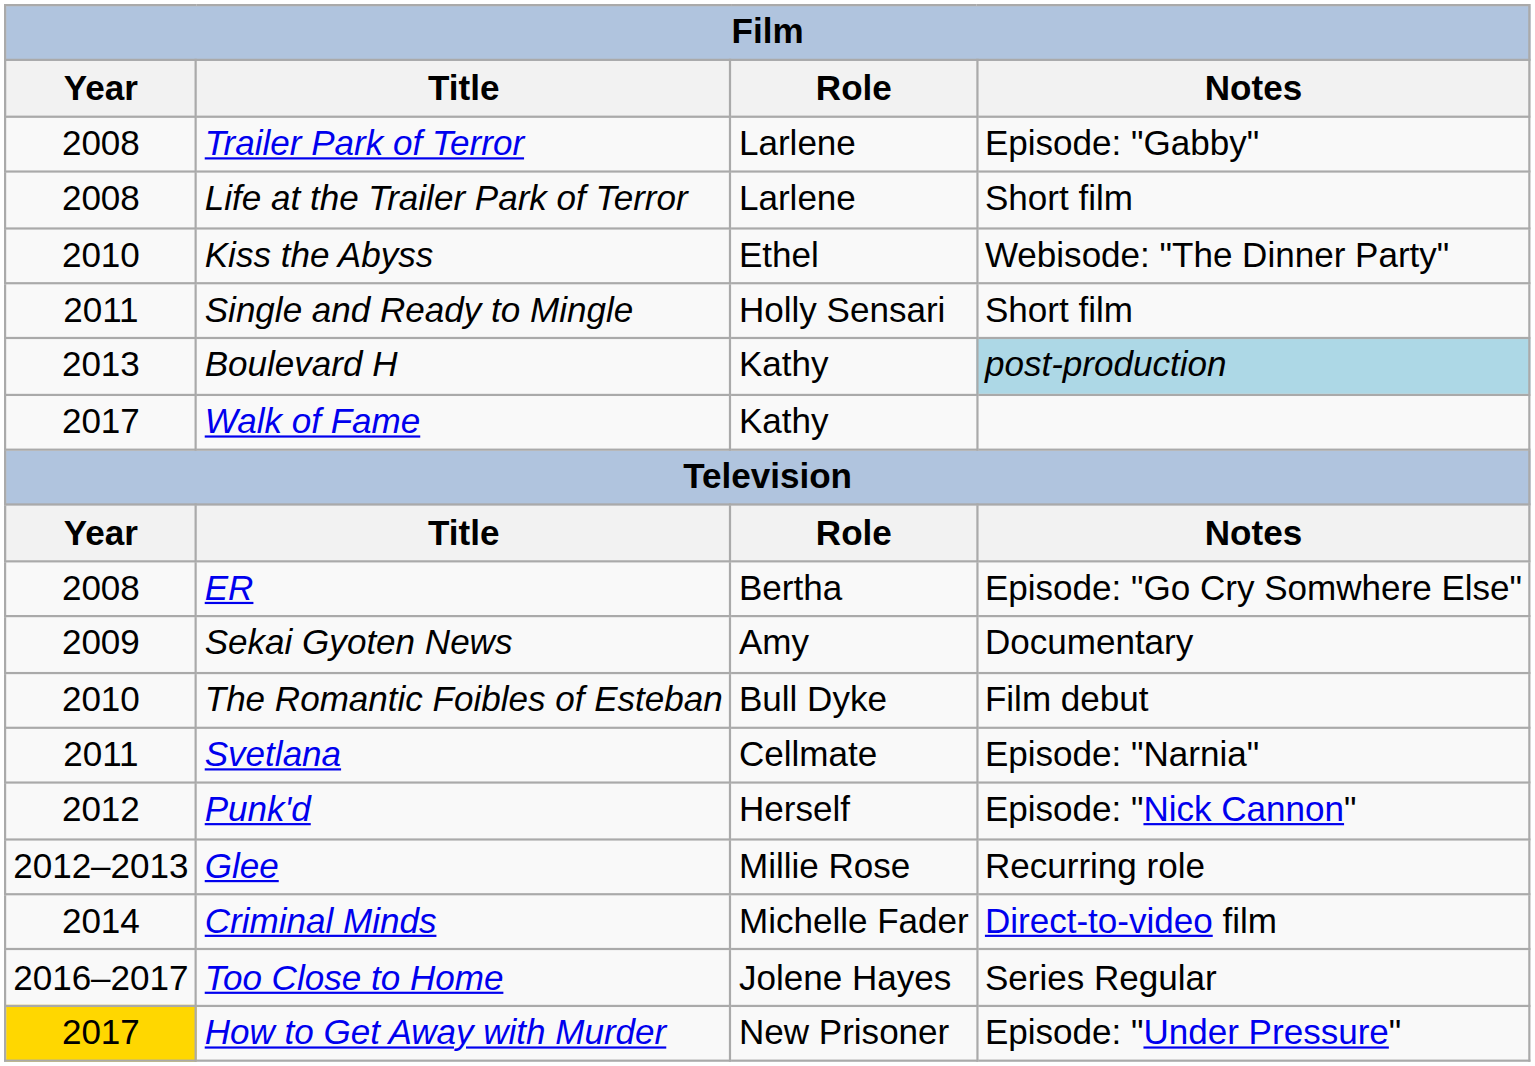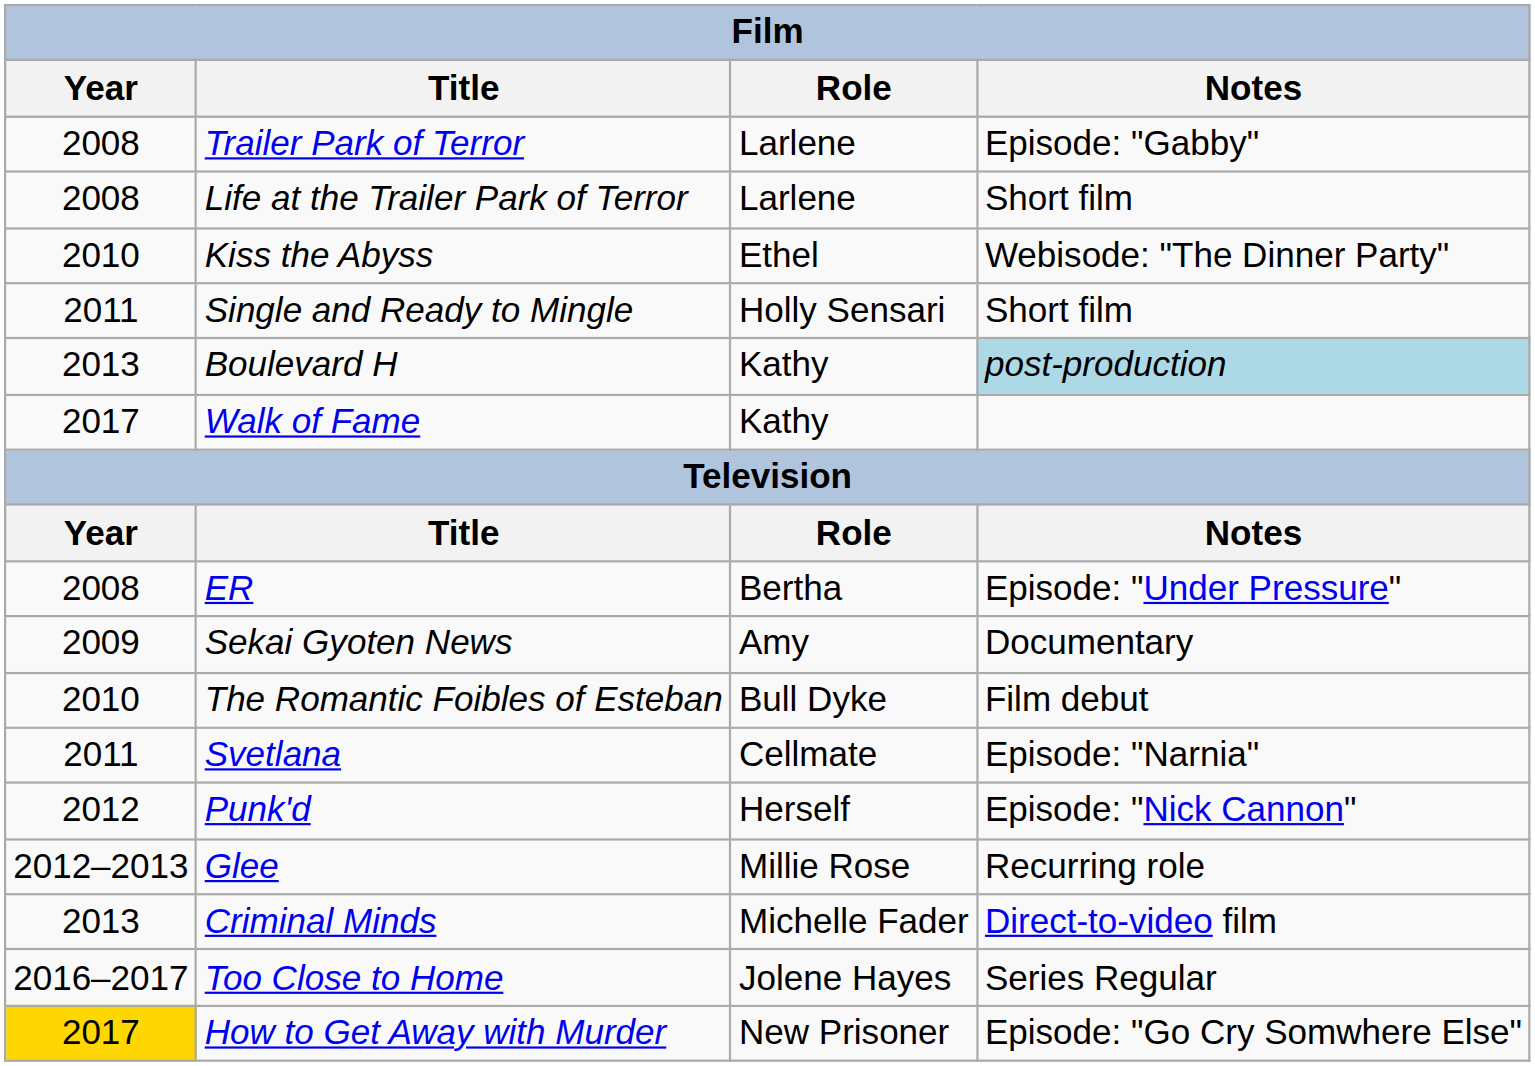(1253, 587) Episode: "Go Cry Somwhere Else" -> (1193, 587) Episode: "Under Pressure"
(101, 921) 2014 -> (101, 921) 2013
(1193, 1032) Episode: "Under Pressure" -> (1253, 1032) Episode: "Go Cry Somwhere Else"
